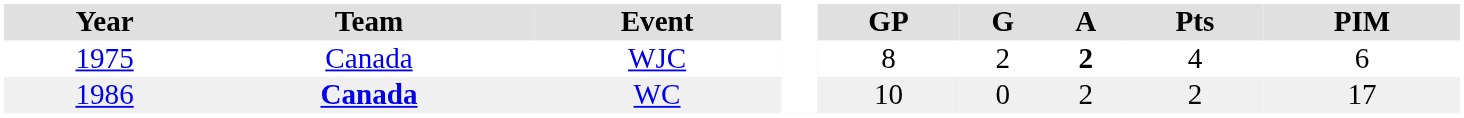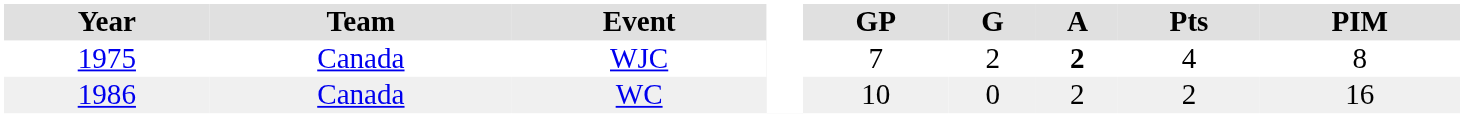(888, 58) 8 -> (876, 58) 7
(1362, 58) 6 -> (1360, 58) 8
(369, 94) bold -> (361, 94) normal
(1362, 94) 17 -> (1360, 94) 16
